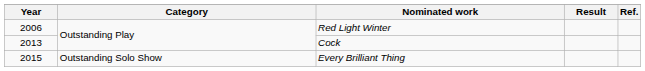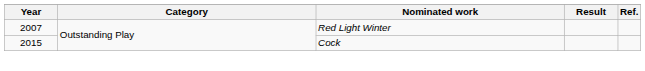(31, 27) 2006 -> (31, 27) 2007
(31, 43) 2013 -> (31, 43) 2015
- row: (362, 58)
